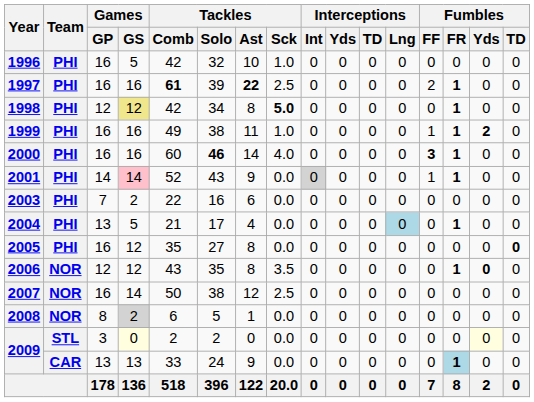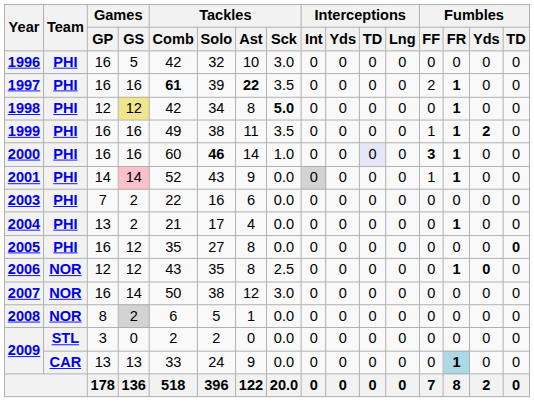(284, 62) 1.0 -> (284, 62) 3.0
(284, 85) 2.5 -> (284, 85) 3.5
(284, 131) 1.0 -> (284, 131) 3.5
(284, 154) 4.0 -> (284, 154) 1.0
(372, 154) no background -> (372, 154) lavender background
(134, 223) 5 -> (134, 223) 2
(402, 223) lightblue background -> (402, 223) no background
(284, 270) 3.5 -> (284, 270) 2.5
(284, 293) 2.5 -> (284, 293) 3.0
(134, 339) lightyellow background -> (134, 339) no background
(486, 339) lightyellow background -> (486, 339) no background
